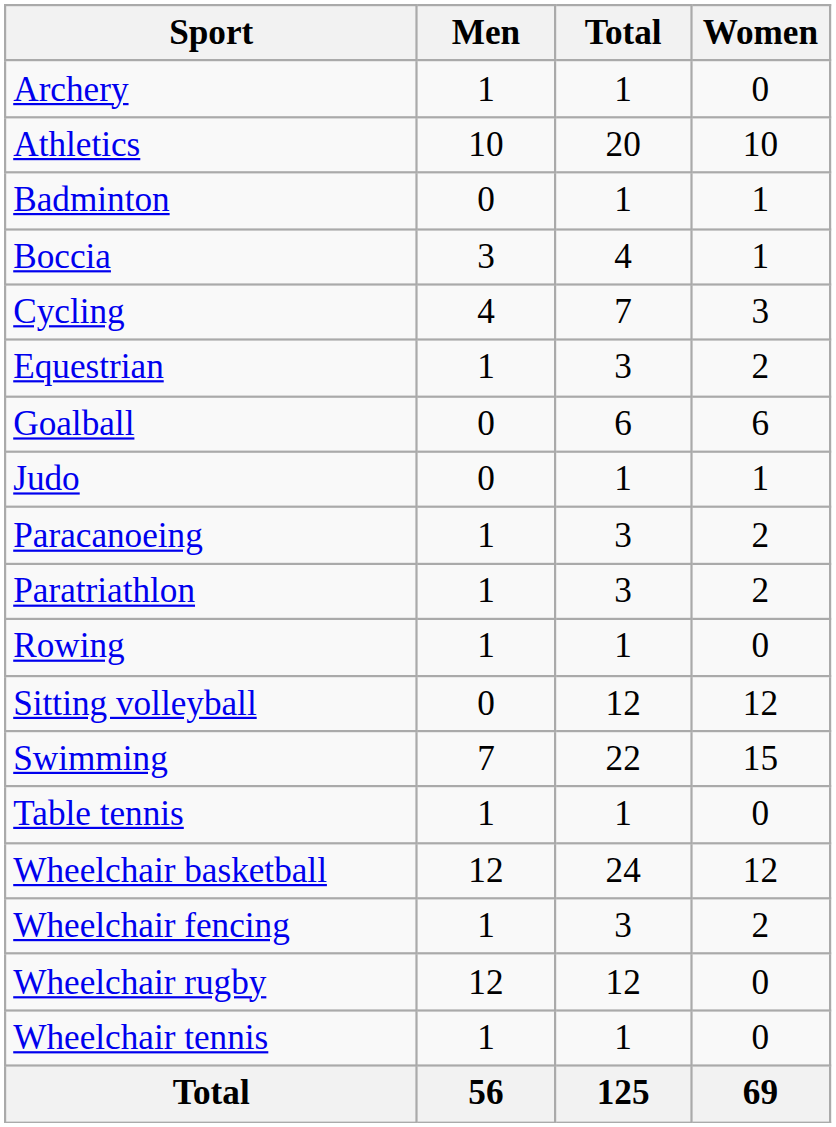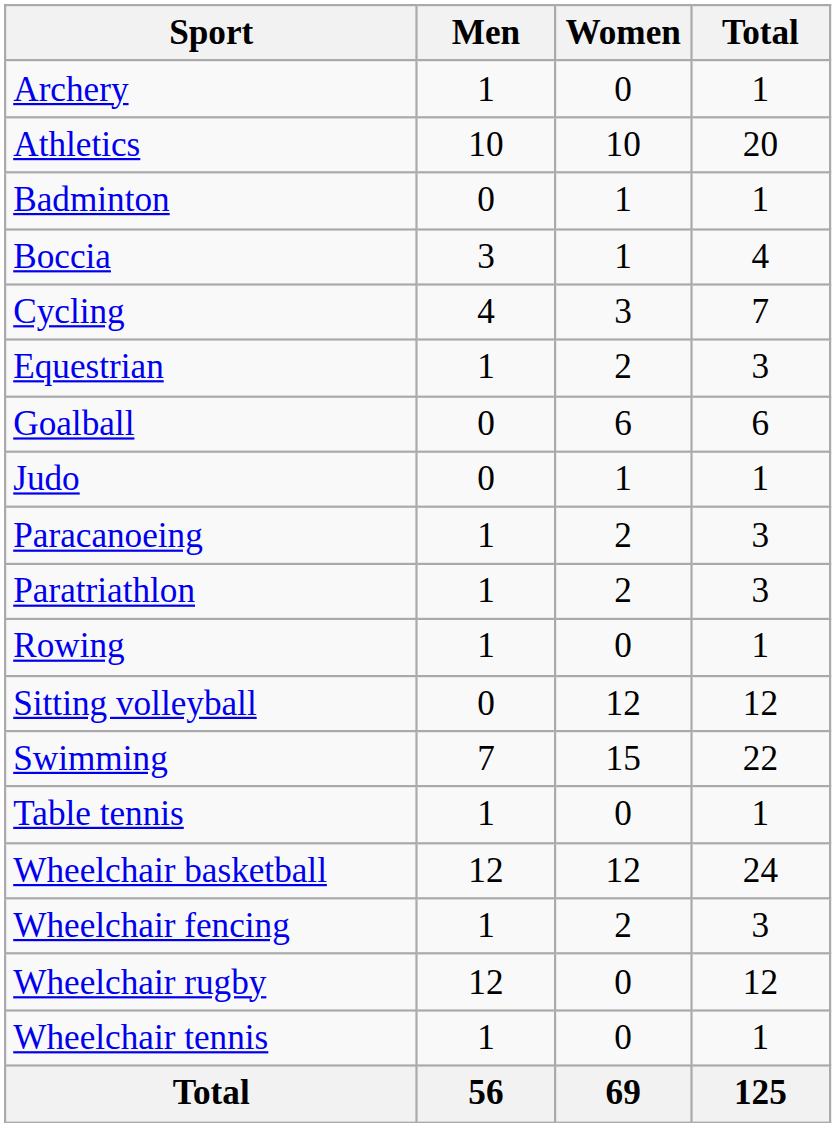columns swapped: (760, 32) <-> (623, 32)
